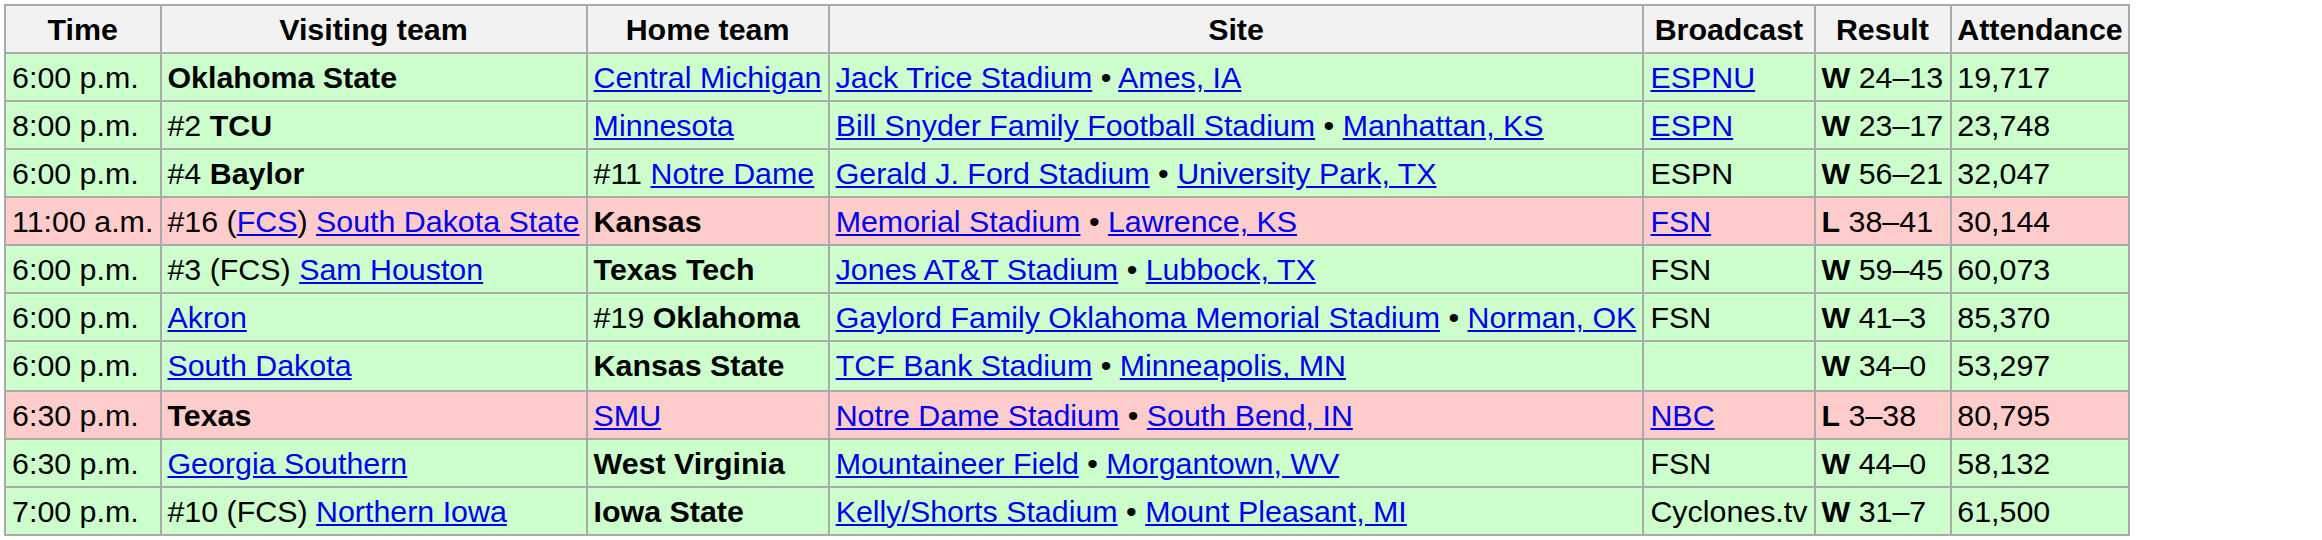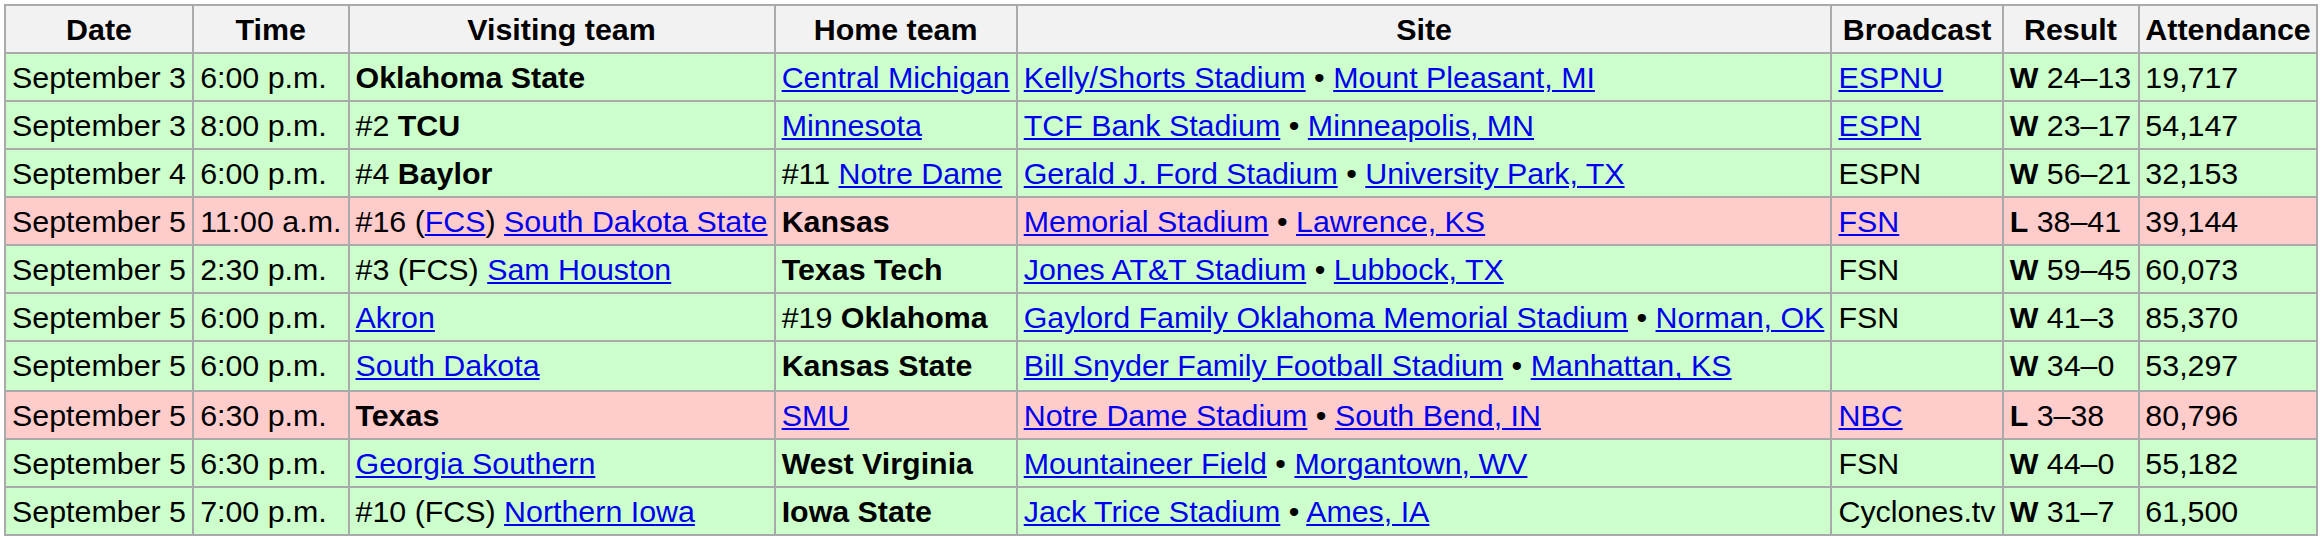+ column: (99, 29)
(1038, 77) Jack Trice Stadium • Ames, IA -> (1309, 77) Kelly/Shorts Stadium • Mount Pleasant, MI
(1190, 126) Bill Snyder Family Football Stadium • Manhattan, KS -> (1279, 126) TCF Bank Stadium • Minneapolis, MN
(2004, 126) 23,748 -> (2192, 126) 54,147
(2004, 174) 32,047 -> (2192, 174) 32,153
(2004, 222) 30,144 -> (2192, 222) 39,144
(75, 270) 6:00 p.m. -> (263, 270) 2:30 p.m.
(1091, 366) TCF Bank Stadium • Minneapolis, MN -> (1378, 366) Bill Snyder Family Football Stadium • Manhattan, KS
(2004, 414) 80,795 -> (2192, 414) 80,796
(2004, 462) 58,132 -> (2192, 462) 55,182
(1121, 510) Kelly/Shorts Stadium • Mount Pleasant, MI -> (1227, 510) Jack Trice Stadium • Ames, IA
